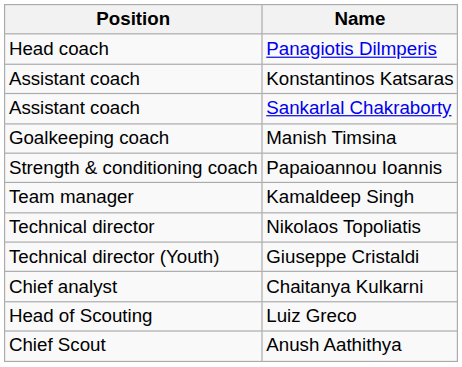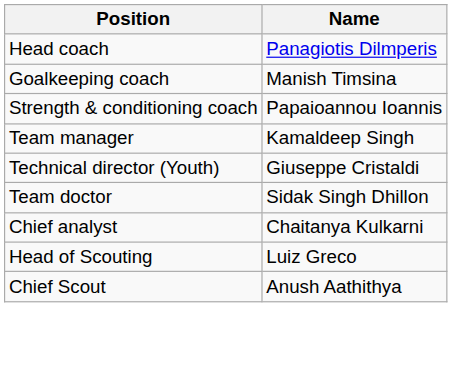- row: (360, 78)
- row: (359, 108)
- row: (344, 227)
+ row: (347, 197)
